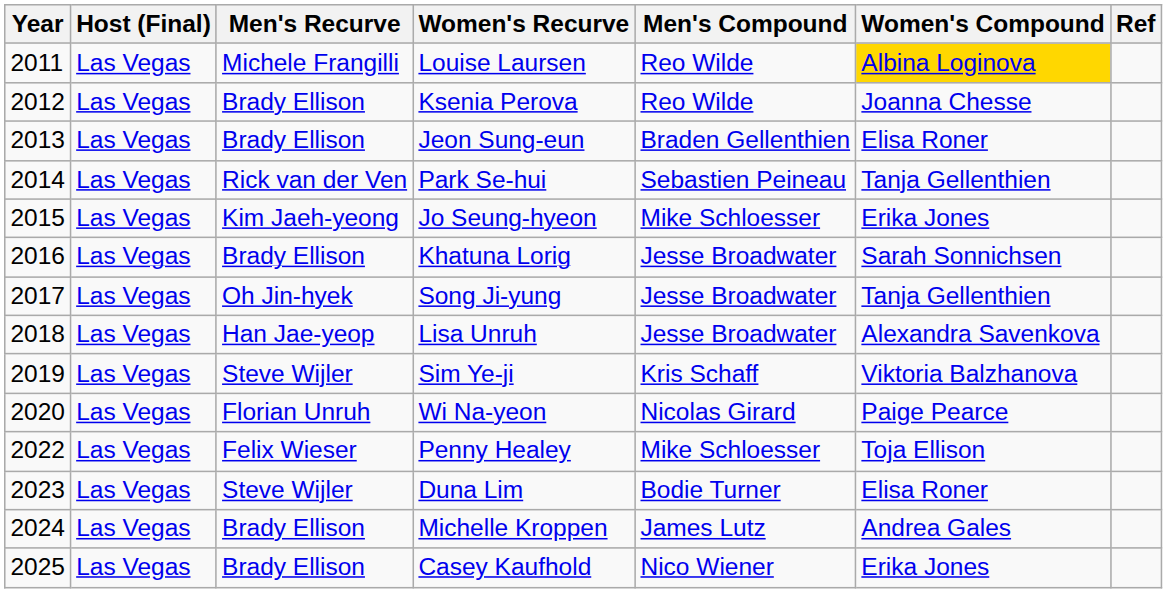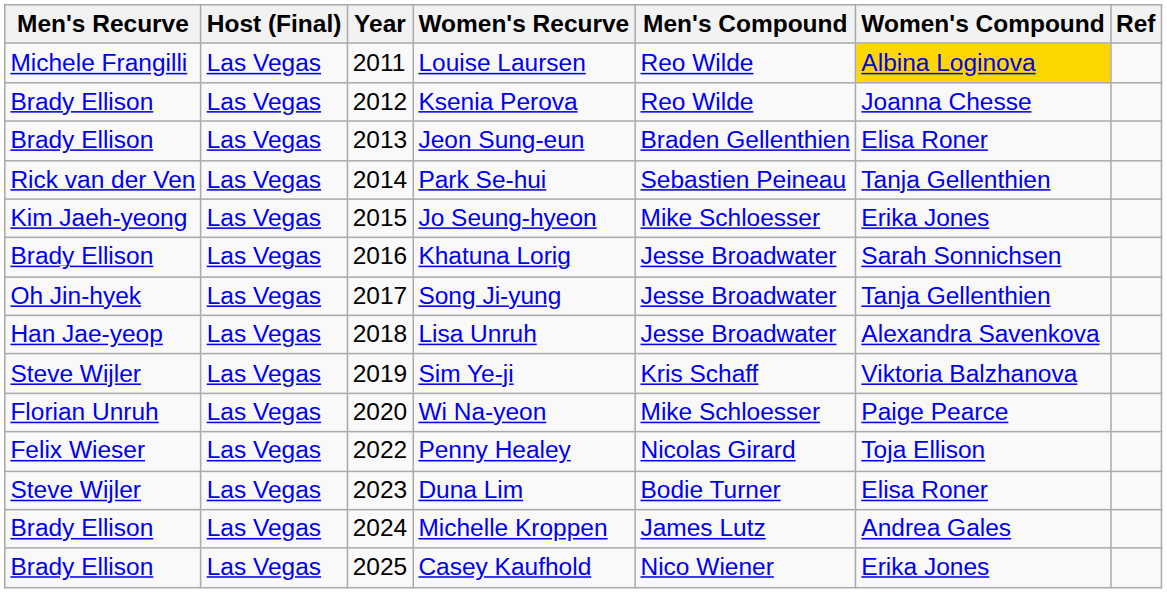columns swapped: (38, 23) <-> (315, 23)
(718, 412) Nicolas Girard -> (730, 412) Mike Schloesser
(730, 450) Mike Schloesser -> (718, 450) Nicolas Girard
